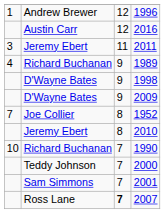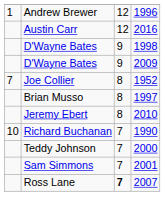- row: (145, 47)
- row: (146, 64)
+ row: (146, 98)
